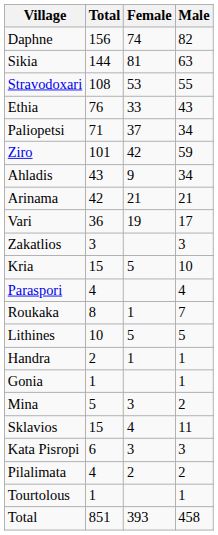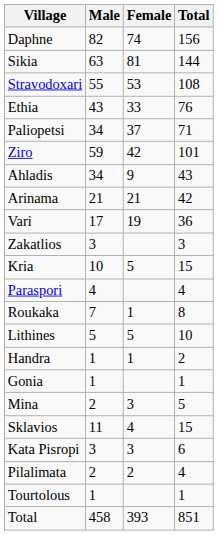columns swapped: (194, 15) <-> (105, 15)
